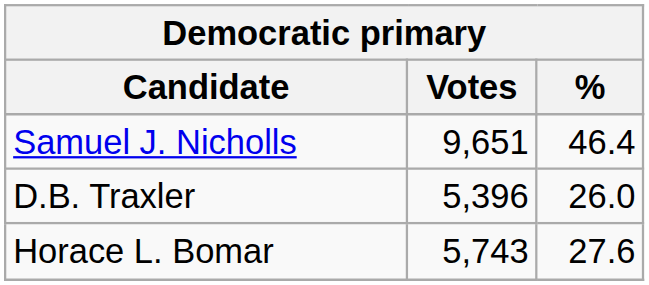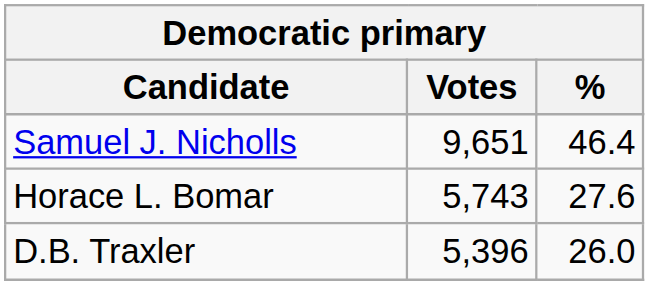rows swapped: (143, 251) <-> (104, 197)
